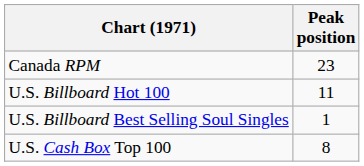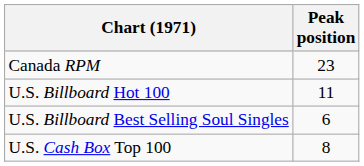(326, 119) 1 -> (326, 119) 6
